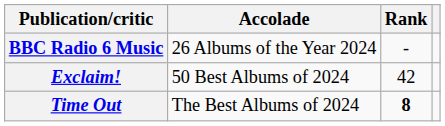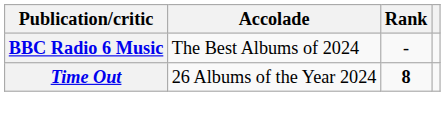(274, 47) 26 Albums of the Year 2024 -> (265, 47) The Best Albums of 2024
- row: (86, 76)
(265, 105) The Best Albums of 2024 -> (274, 76) 26 Albums of the Year 2024
